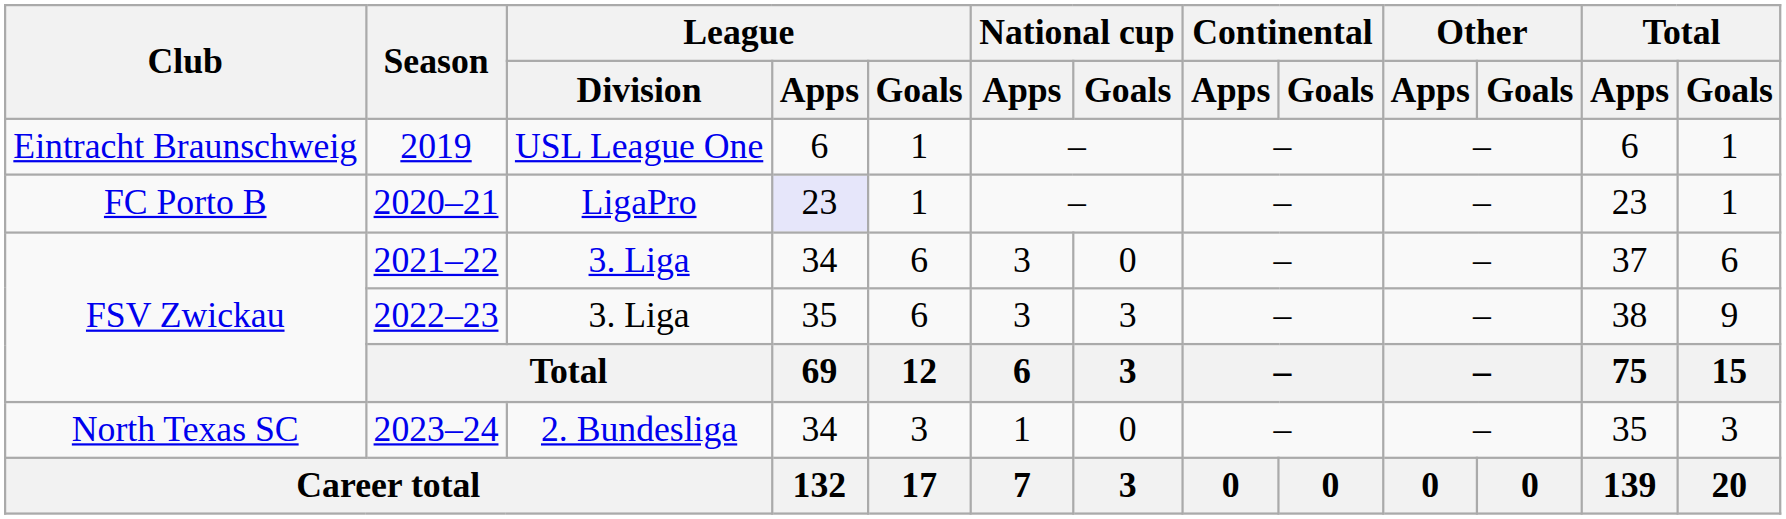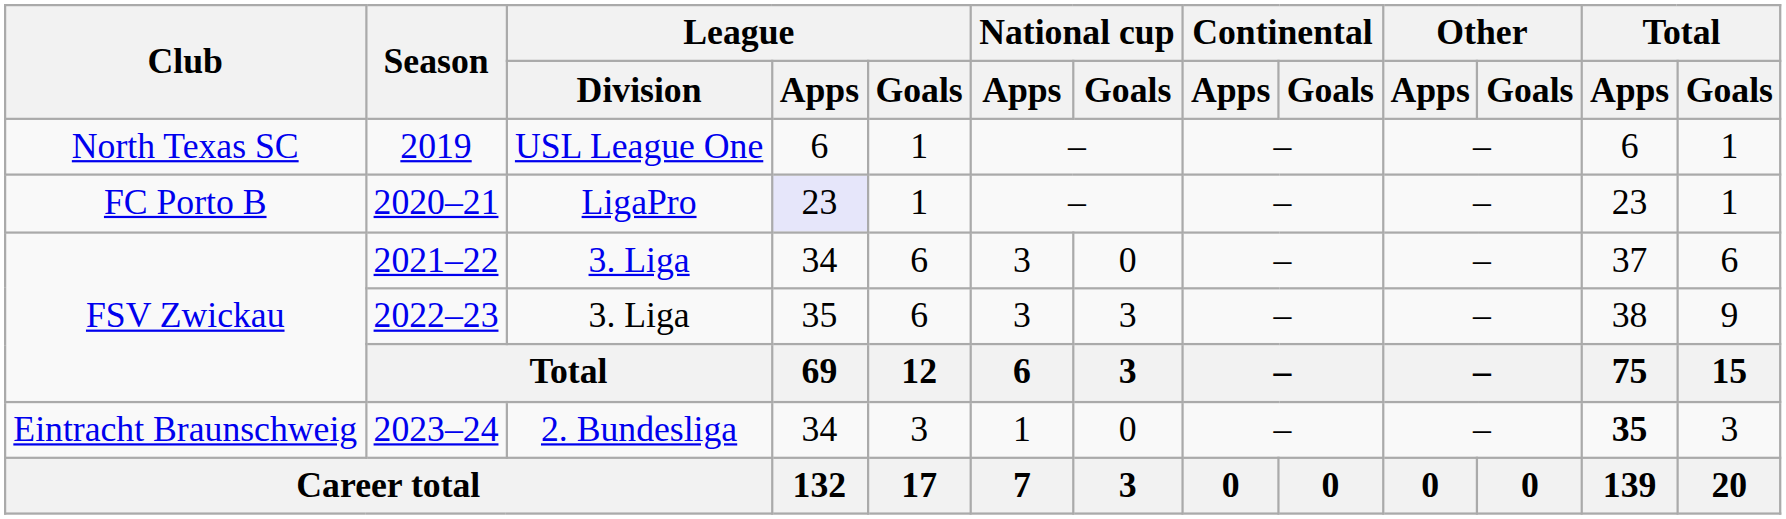(185, 145) Eintracht Braunschweig -> (185, 145) North Texas SC
(185, 428) North Texas SC -> (185, 428) Eintracht Braunschweig
(1630, 428) normal -> (1630, 428) bold
